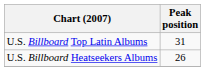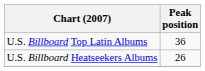(180, 41) 31 -> (180, 41) 36
